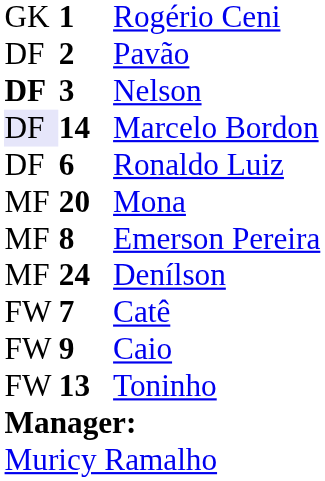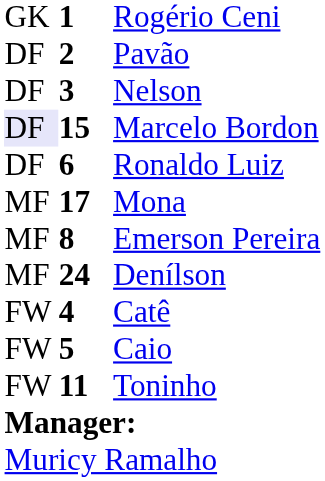(25, 90) bold -> (25, 90) normal
(74, 127) 14 -> (74, 127) 15
(74, 201) 20 -> (74, 201) 17
(67, 311) 7 -> (67, 311) 4
(67, 348) 9 -> (67, 348) 5
(74, 385) 13 -> (74, 385) 11
